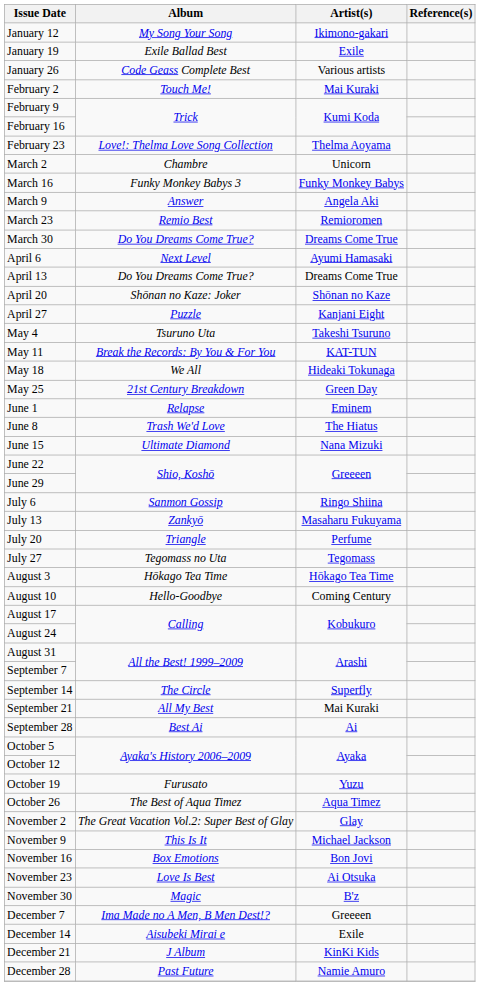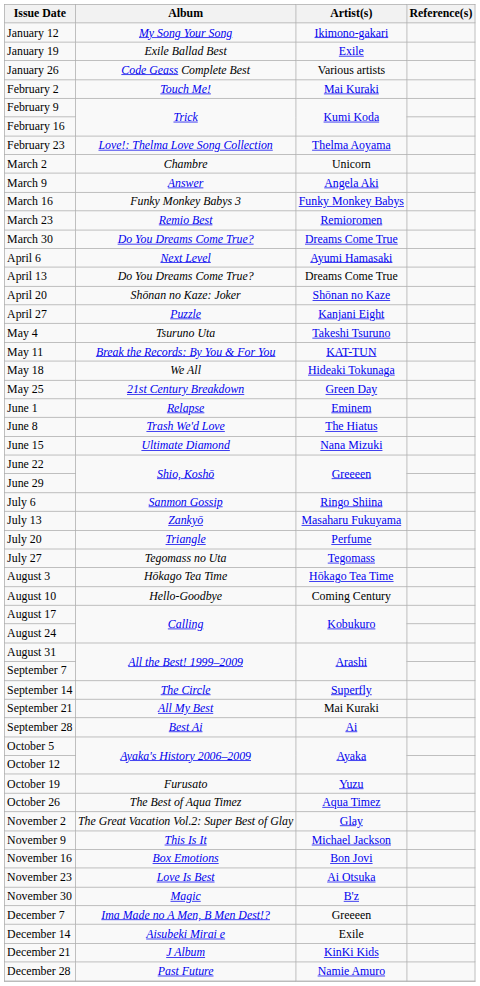rows swapped: (27, 201) <-> (30, 182)
